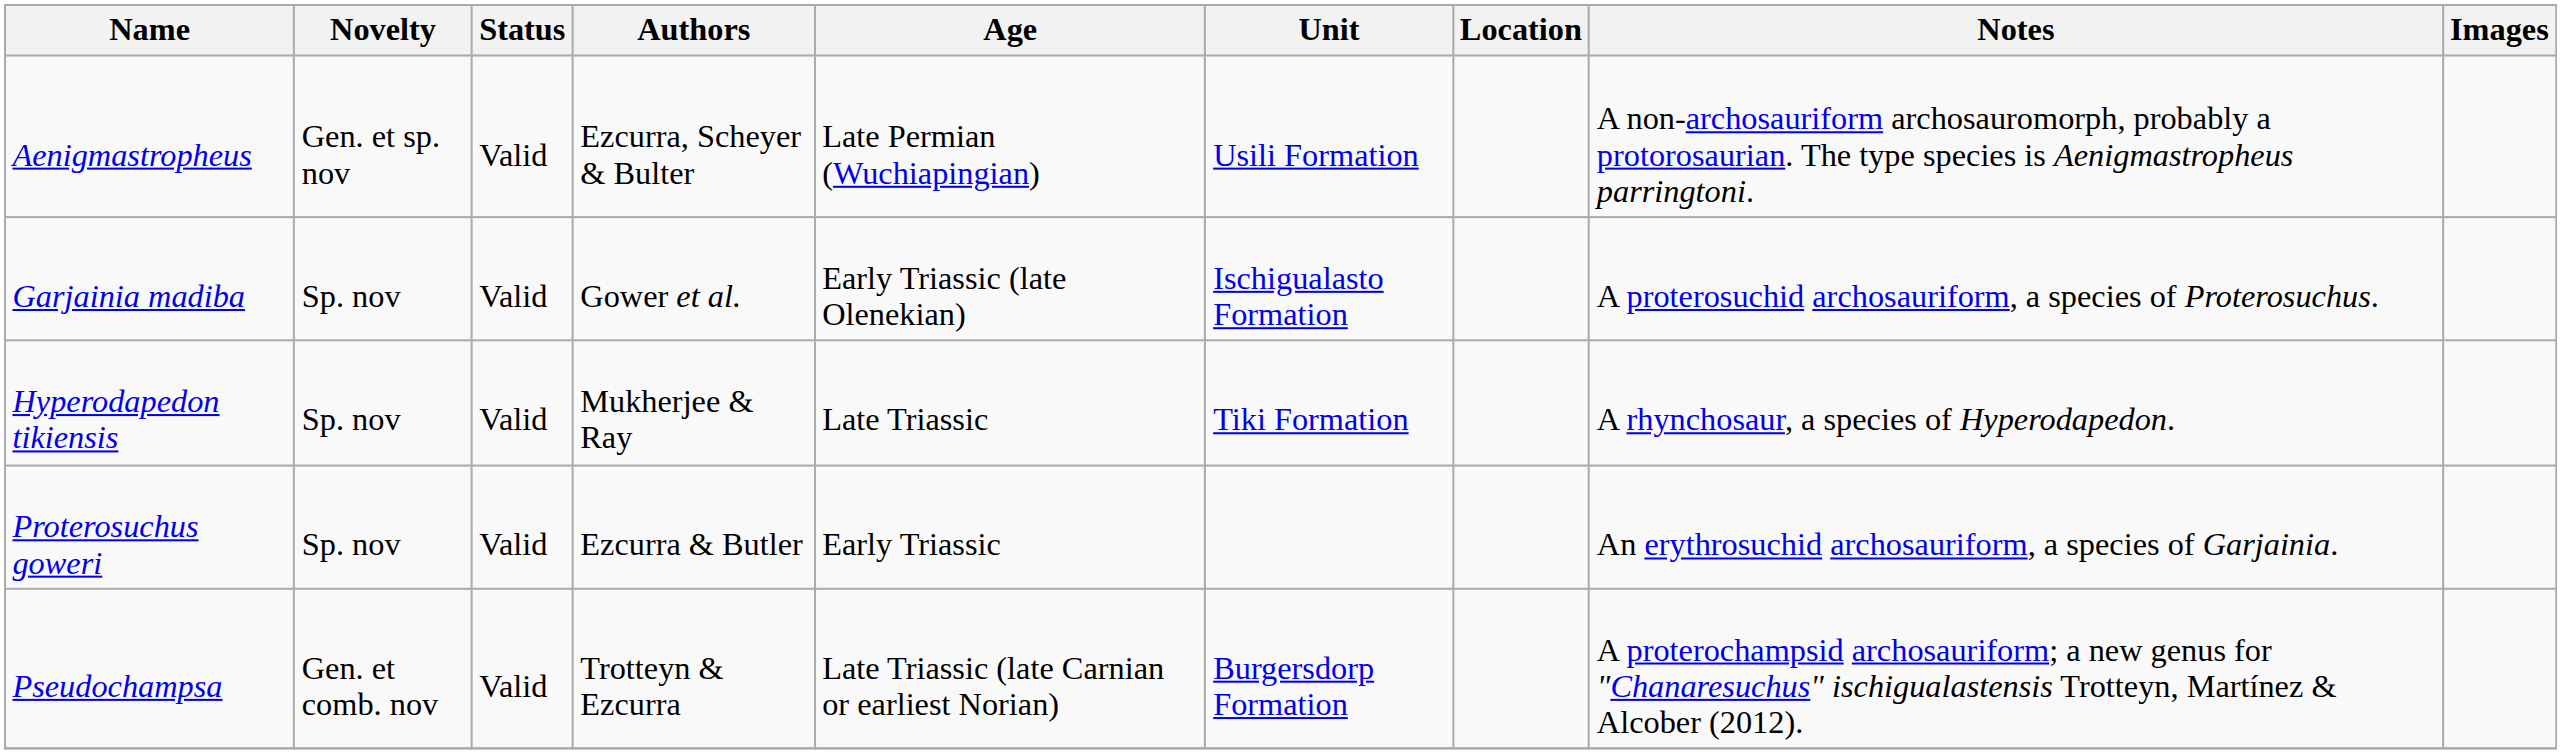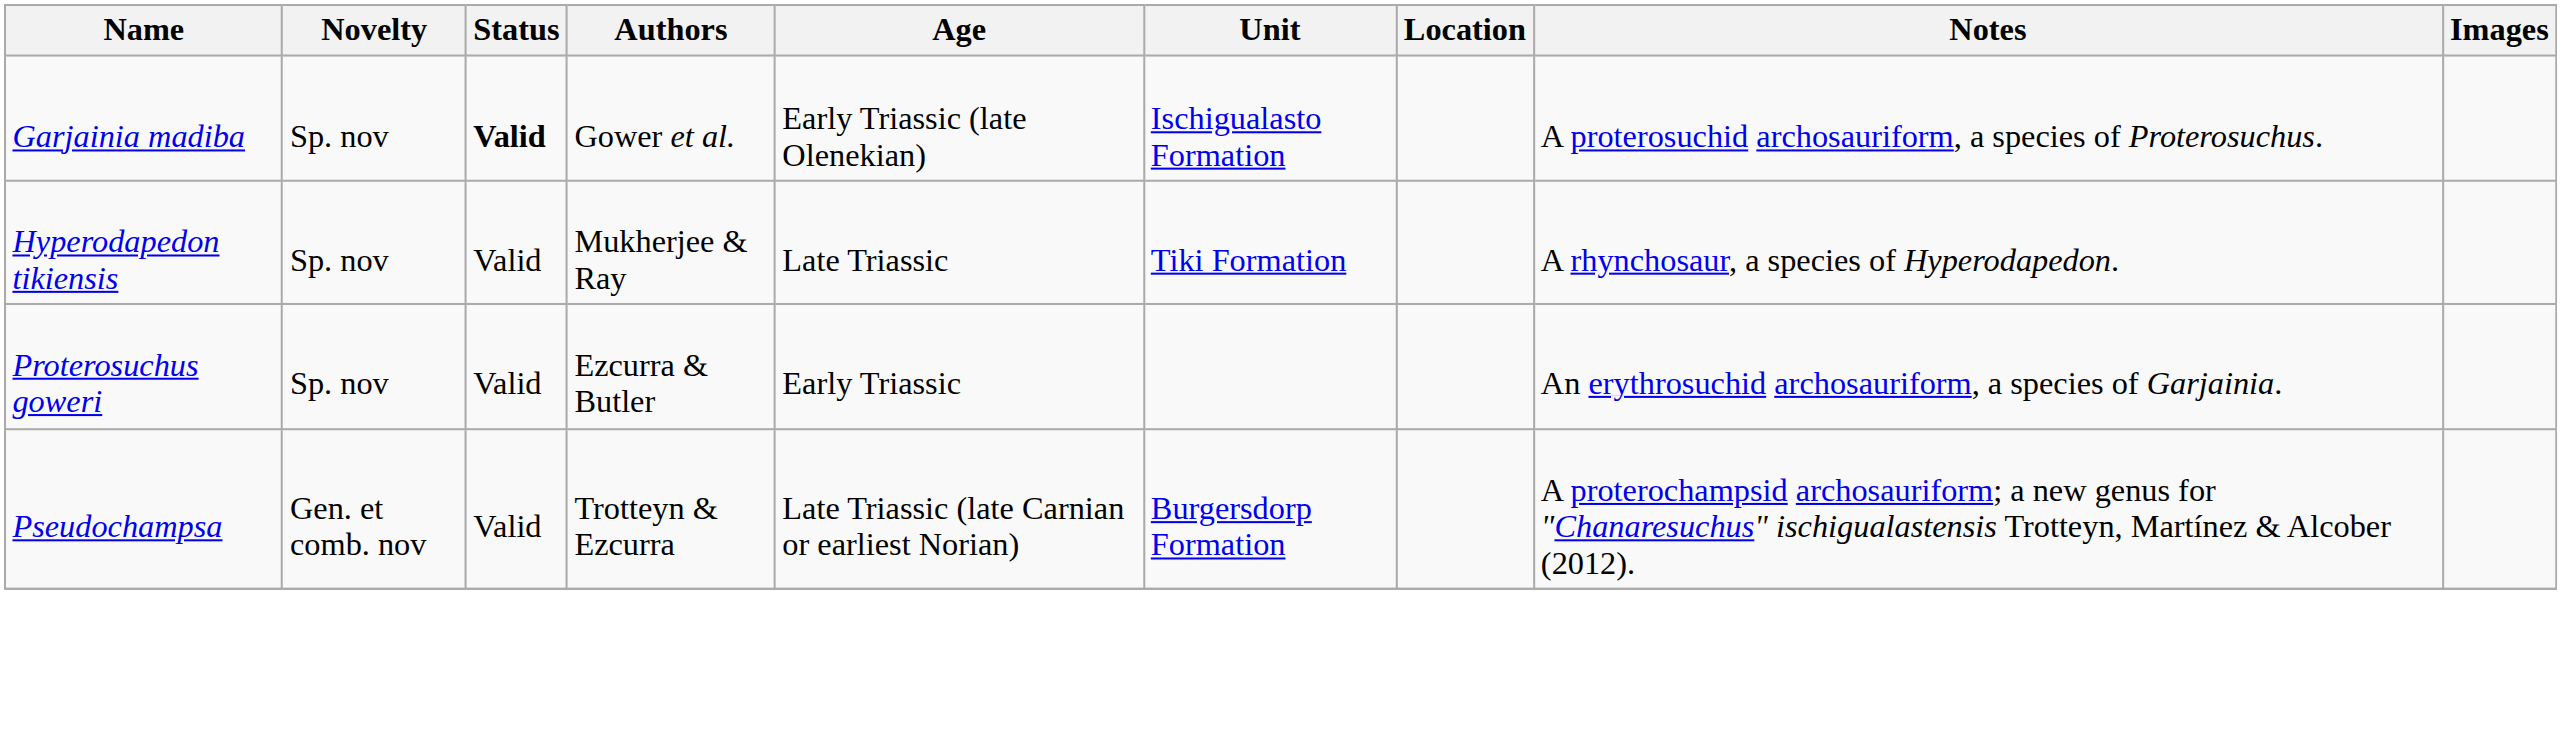- row: (132, 154)
(513, 296) normal -> (510, 135) bold
